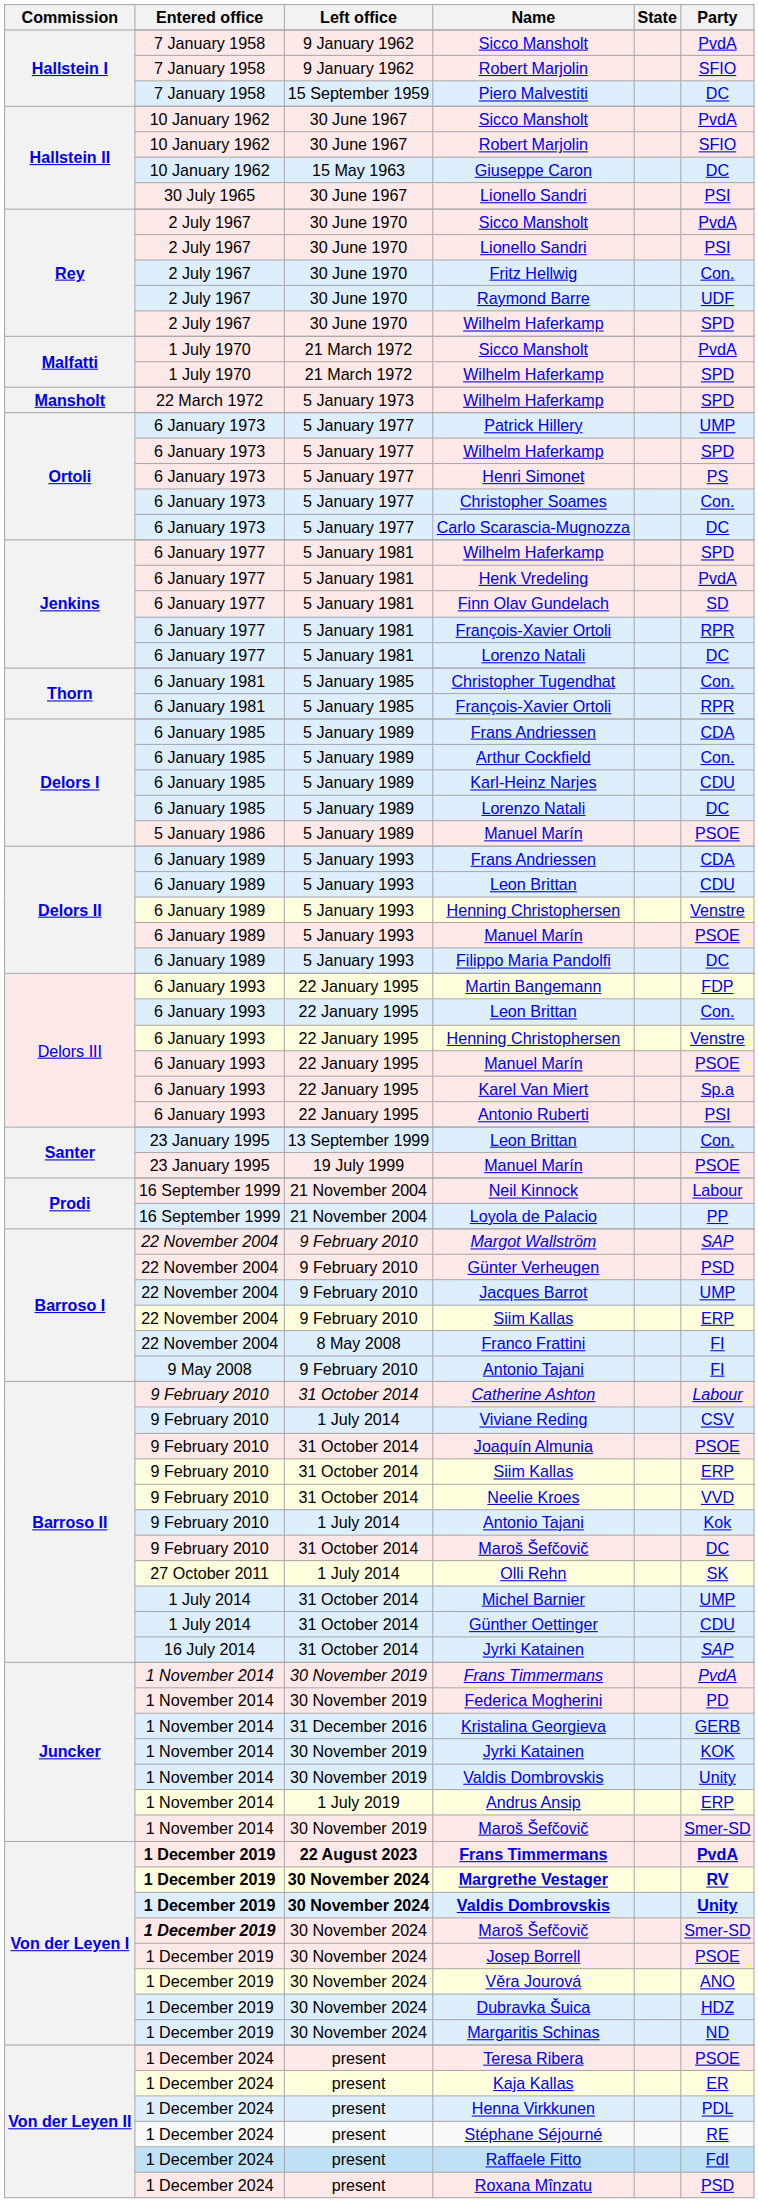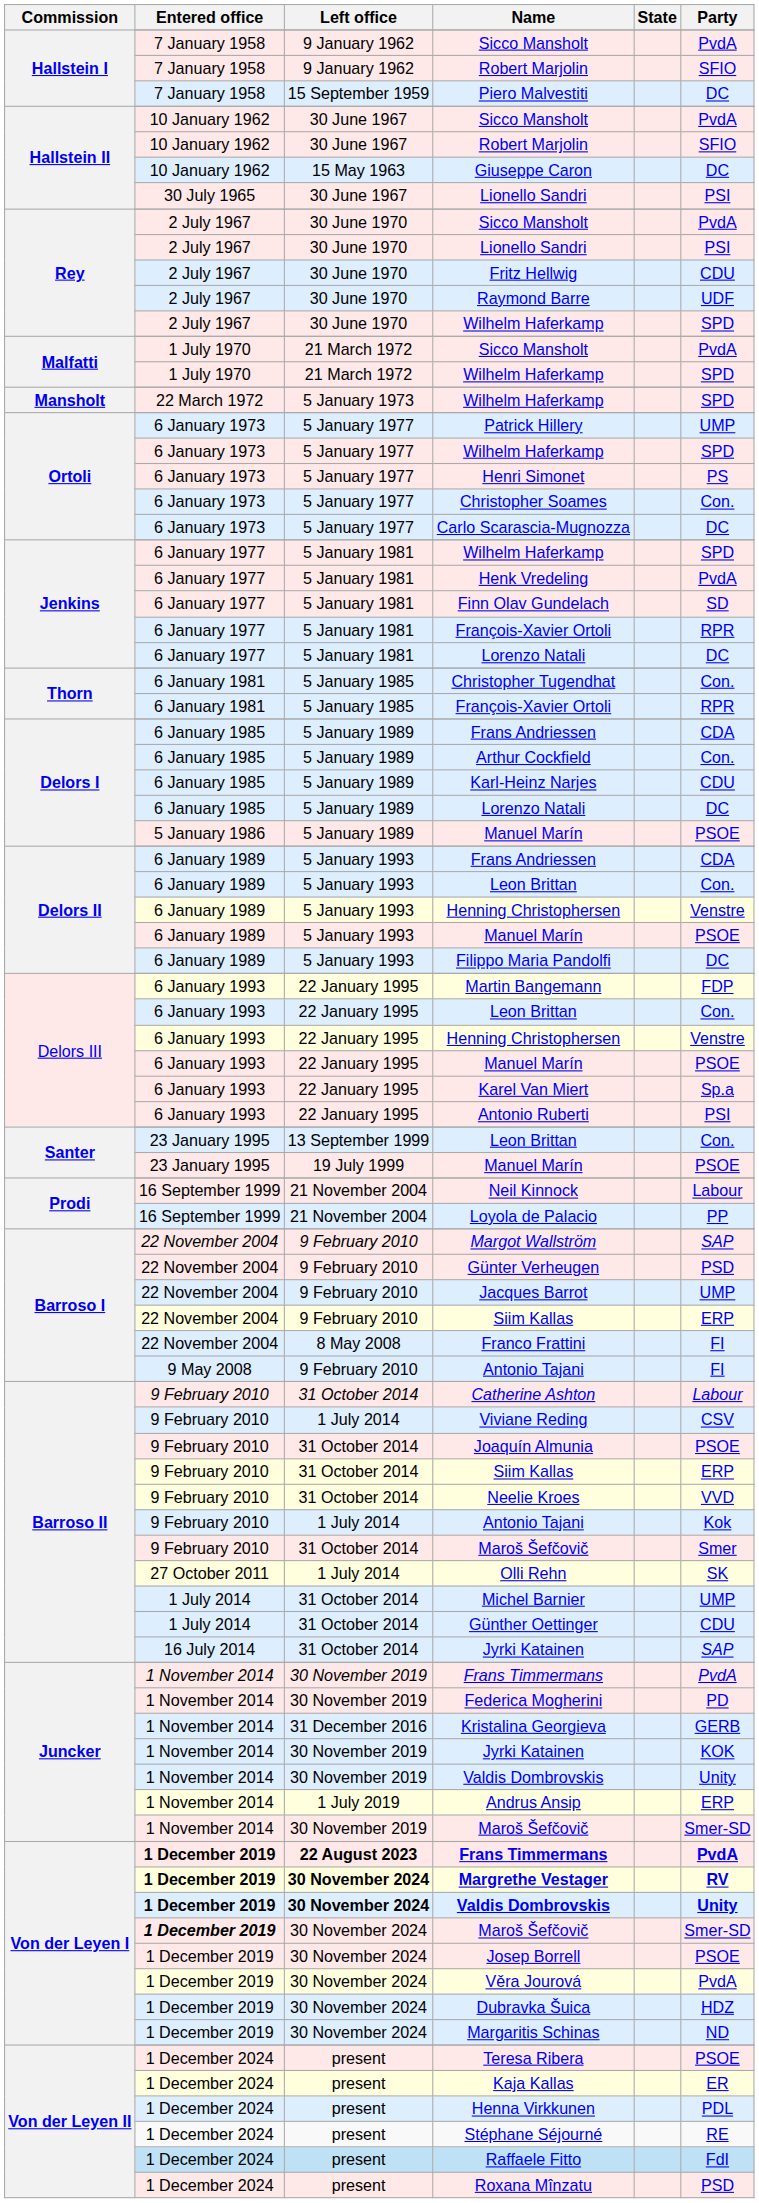(717, 273) Con. -> (717, 273) CDU
(717, 885) CDU -> (717, 885) Con.
(717, 1548) DC -> (717, 1548) Smer
(717, 1981) ANO -> (717, 1981) PvdA
